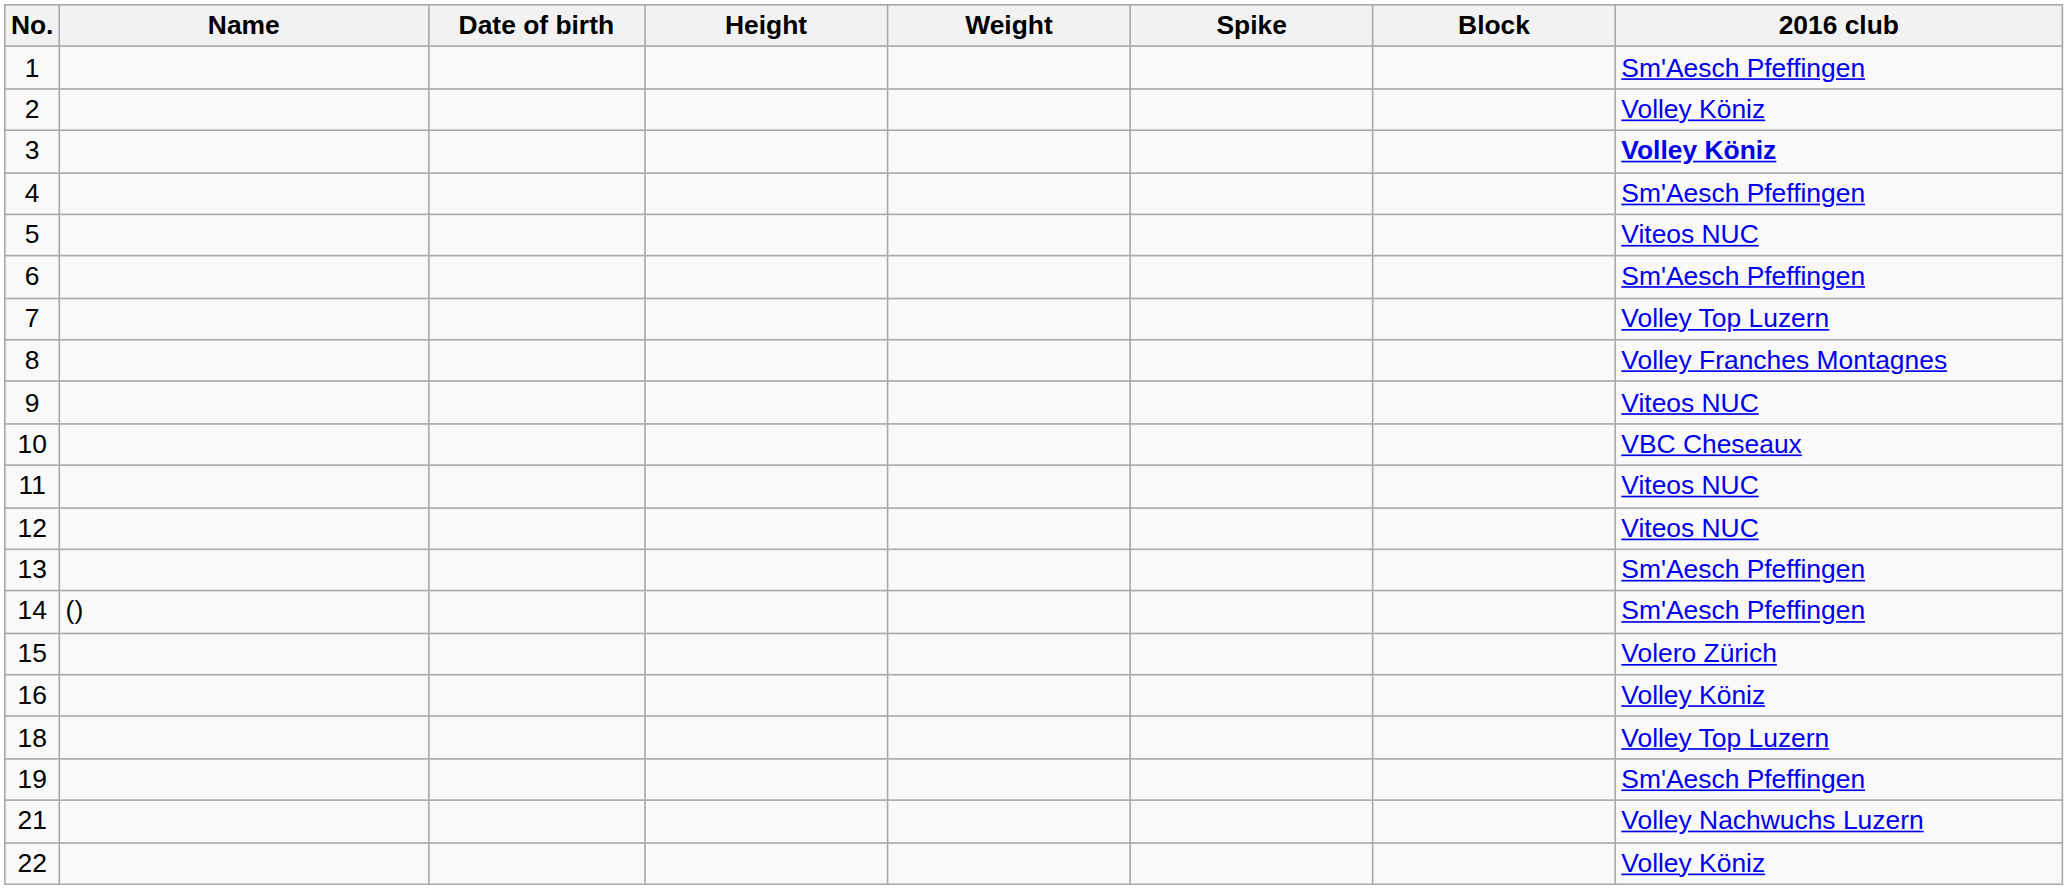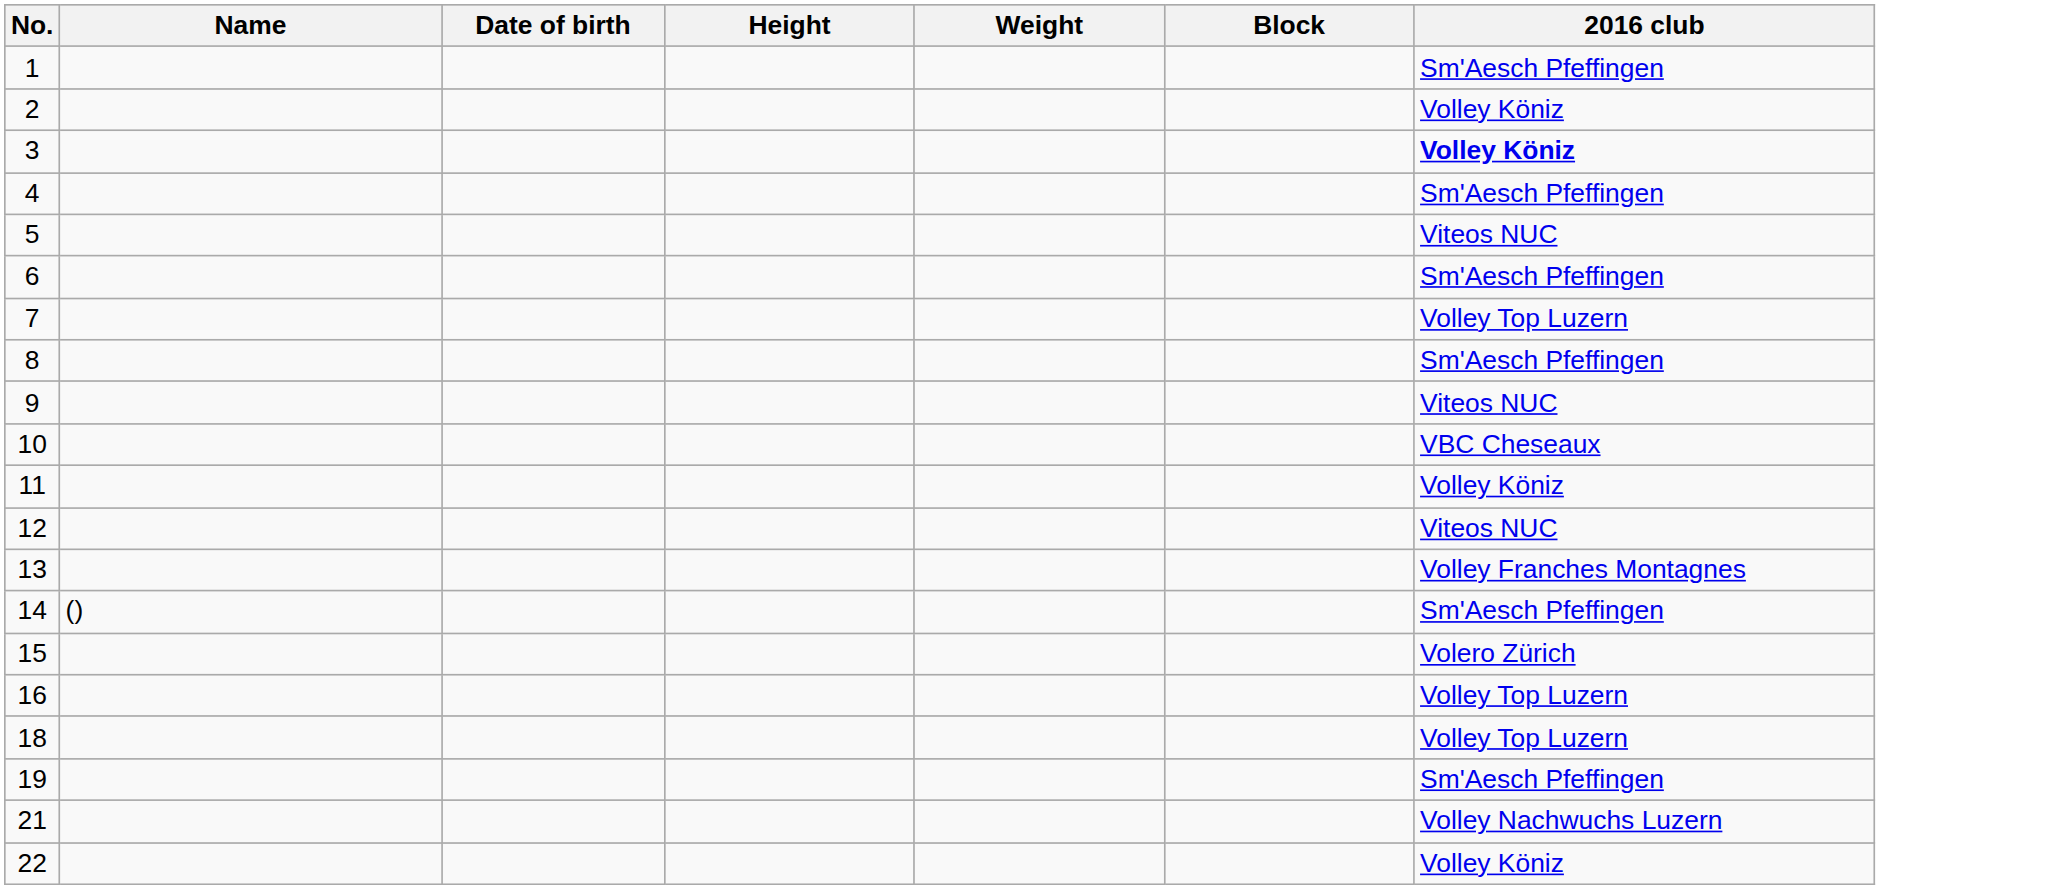- column: (1252, 25)
(1784, 360) Volley Franches Montagnes -> (1542, 360) Sm'Aesch Pfeffingen
(1690, 485) Viteos NUC -> (1492, 485) Volley Köniz
(1743, 569) Sm'Aesch Pfeffingen -> (1583, 569) Volley Franches Montagnes
(1693, 695) Volley Köniz -> (1524, 695) Volley Top Luzern
